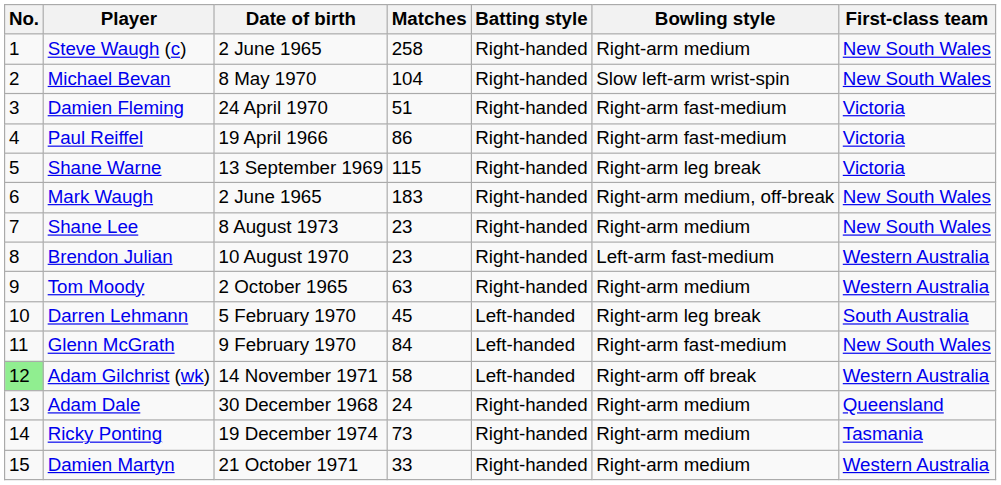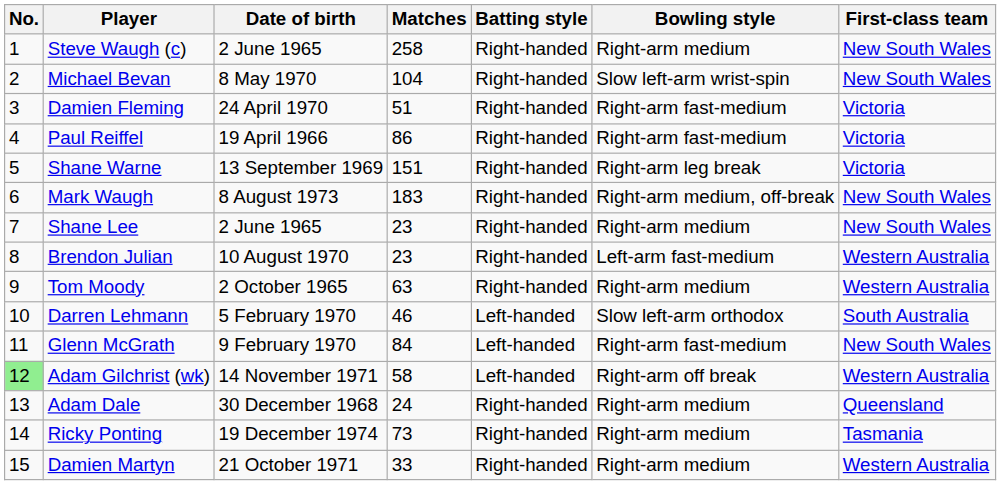(407, 167) 115 -> (407, 167) 151
(270, 197) 2 June 1965 -> (278, 197) 8 August 1973
(278, 227) 8 August 1973 -> (270, 227) 2 June 1965
(402, 316) 45 -> (402, 316) 46
(678, 316) Right-arm leg break -> (690, 316) Slow left-arm orthodox
